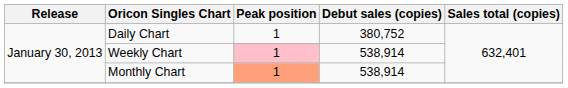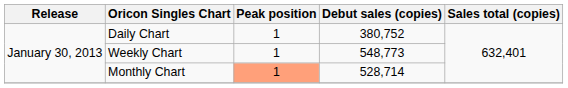(276, 53) pink background -> (276, 53) no background
(382, 53) 538,914 -> (382, 53) 548,773
(382, 72) 538,914 -> (382, 72) 528,714
